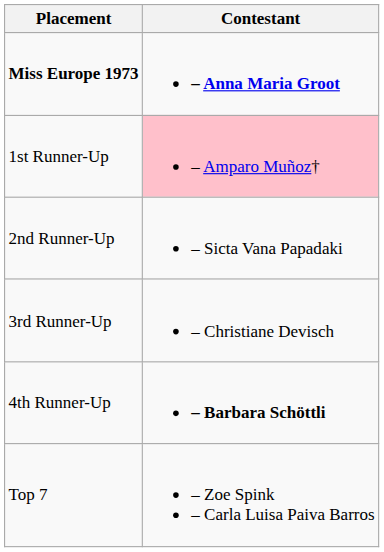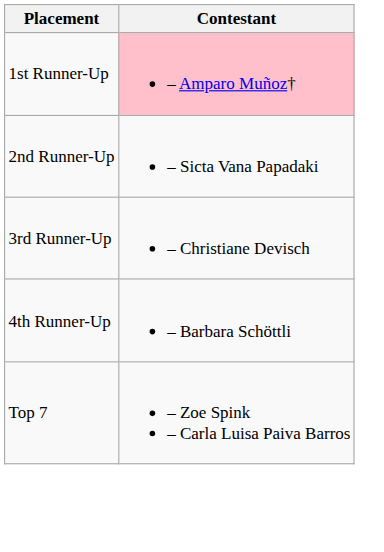- row: (74, 73)
(261, 413) bold -> (236, 331) normal
